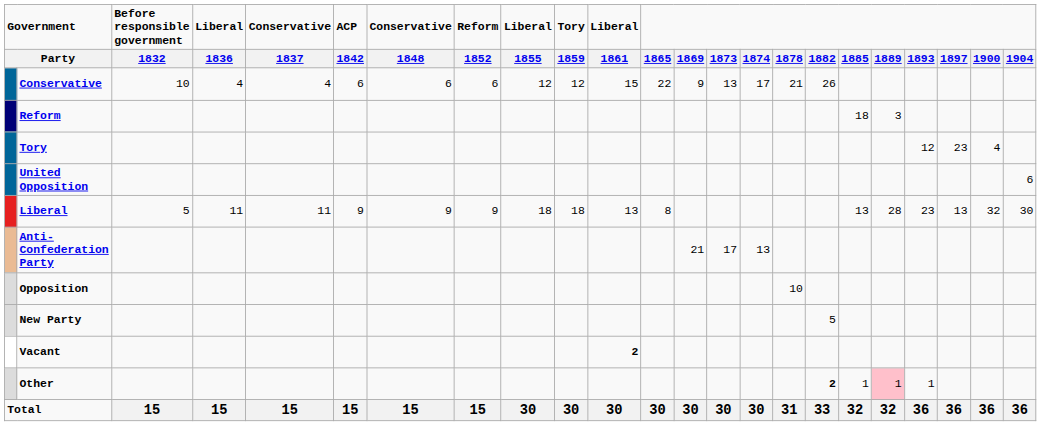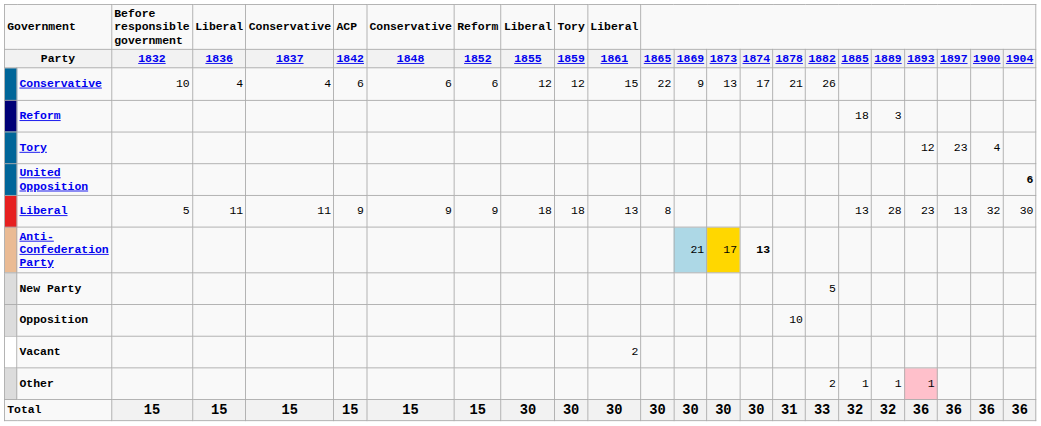(1030, 180) normal -> (1030, 180) bold
(697, 250) no background -> (697, 250) lightblue background
(730, 250) no background -> (730, 250) gold background
(763, 250) normal -> (763, 250) bold
rows swapped: (54, 288) <-> (50, 320)
(635, 352) bold -> (635, 352) normal
(832, 384) bold -> (832, 384) normal
(898, 384) pink background -> (898, 384) no background
(931, 384) no background -> (931, 384) pink background
